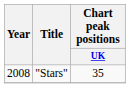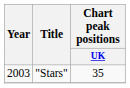(19, 73) 2008 -> (19, 73) 2003
